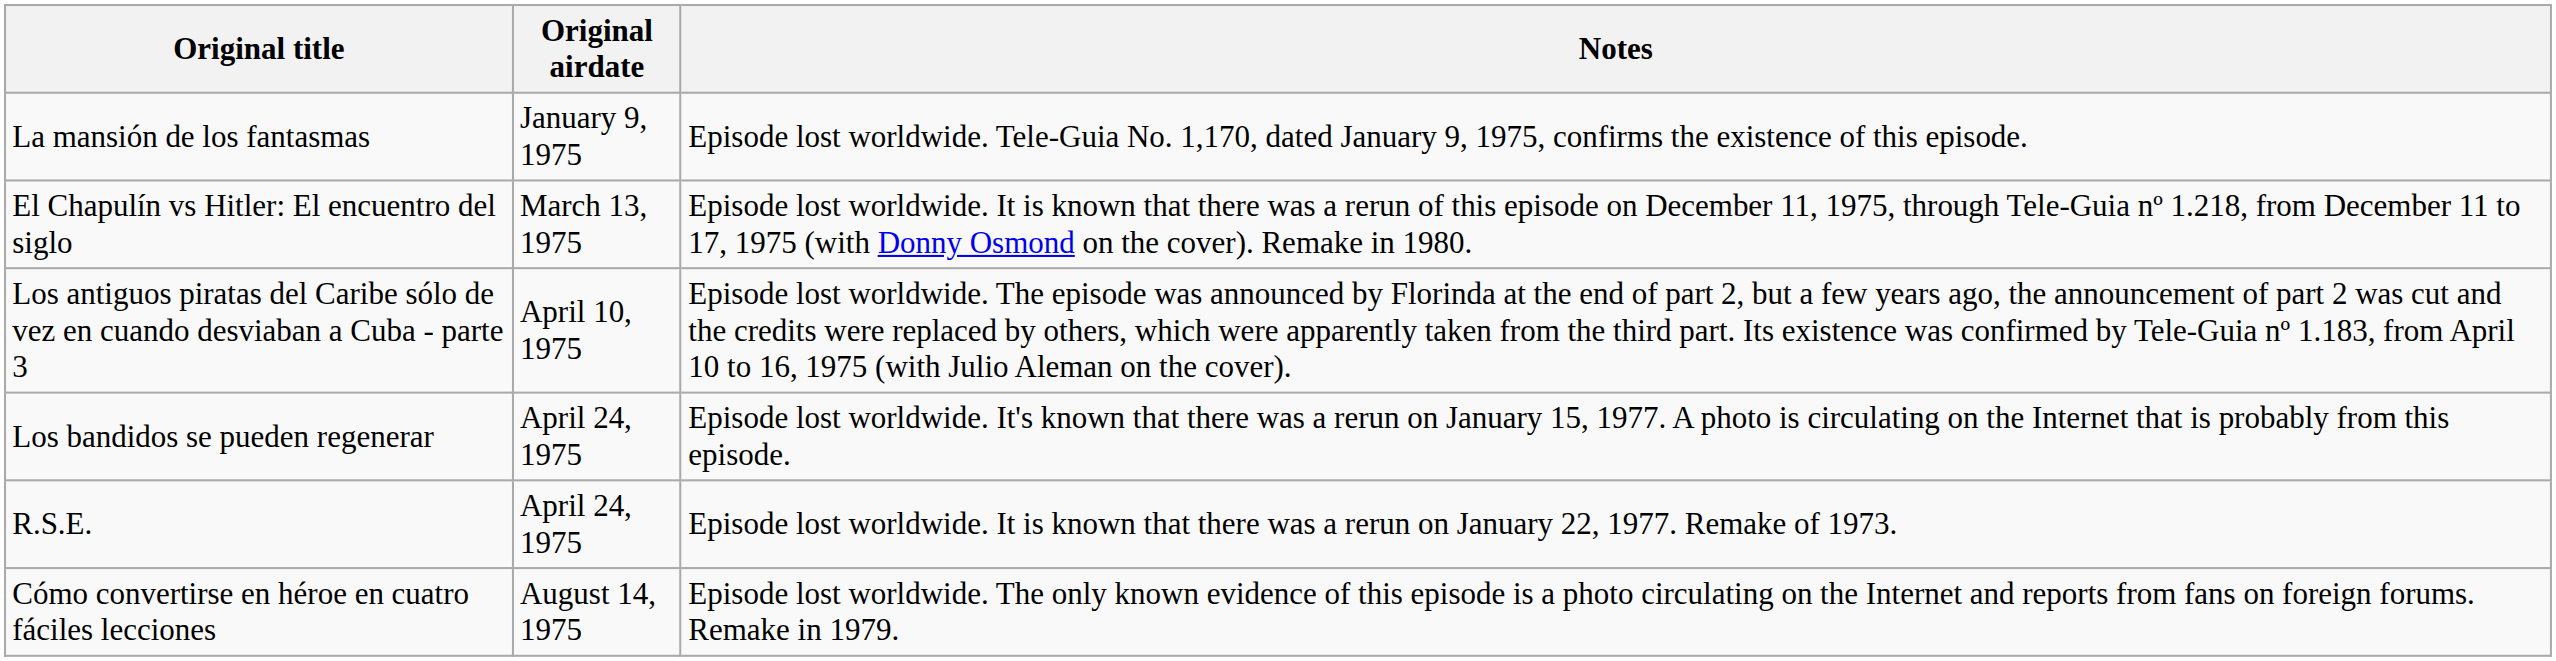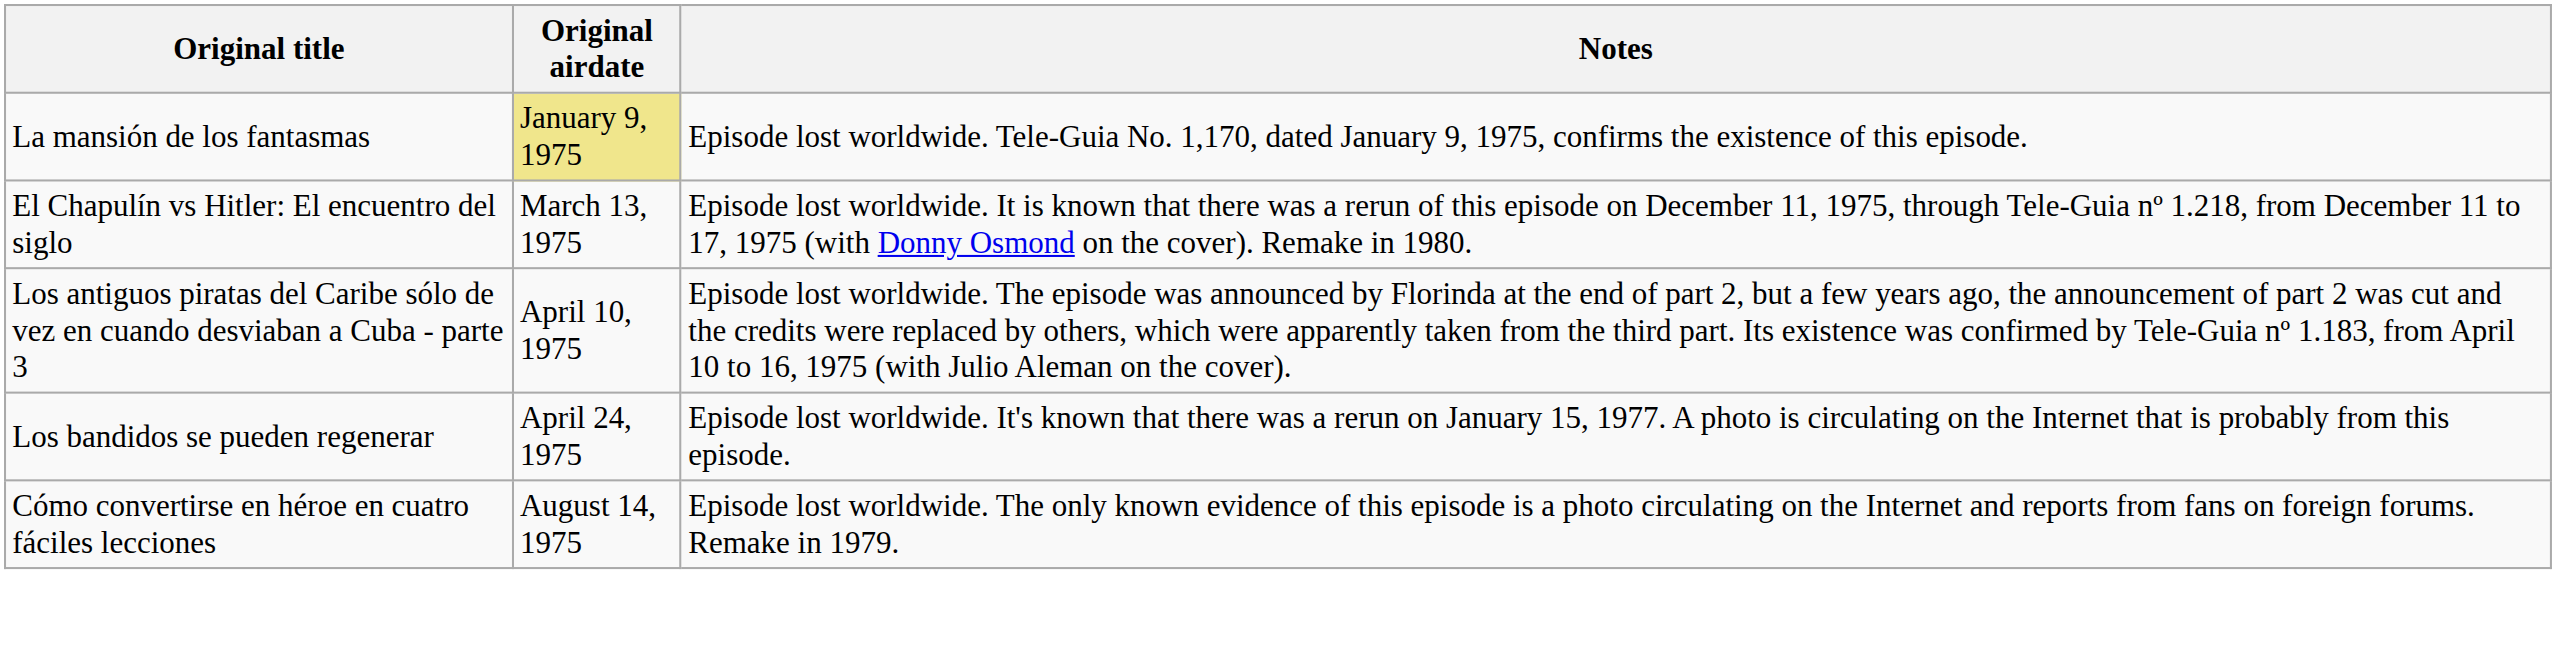(584, 136) no background -> (584, 136) khaki background
- row: (52, 524)
